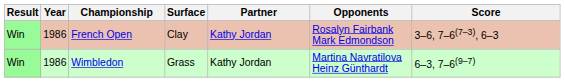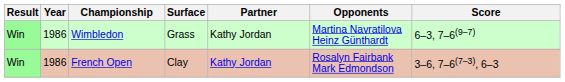rows swapped: (102, 35) <-> (97, 63)
